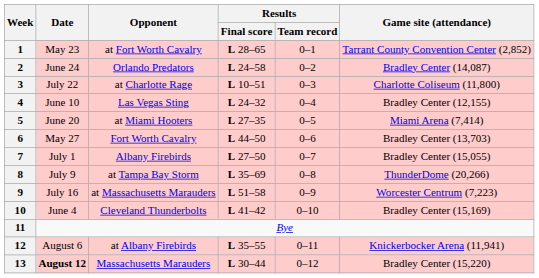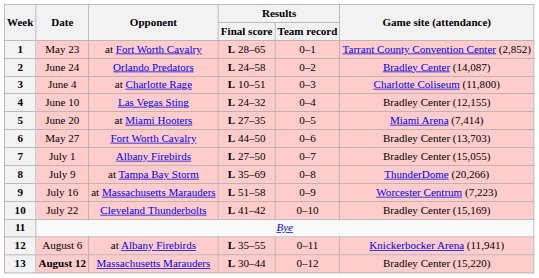(62, 84) July 22 -> (62, 84) June 4
(62, 210) June 4 -> (62, 210) July 22
